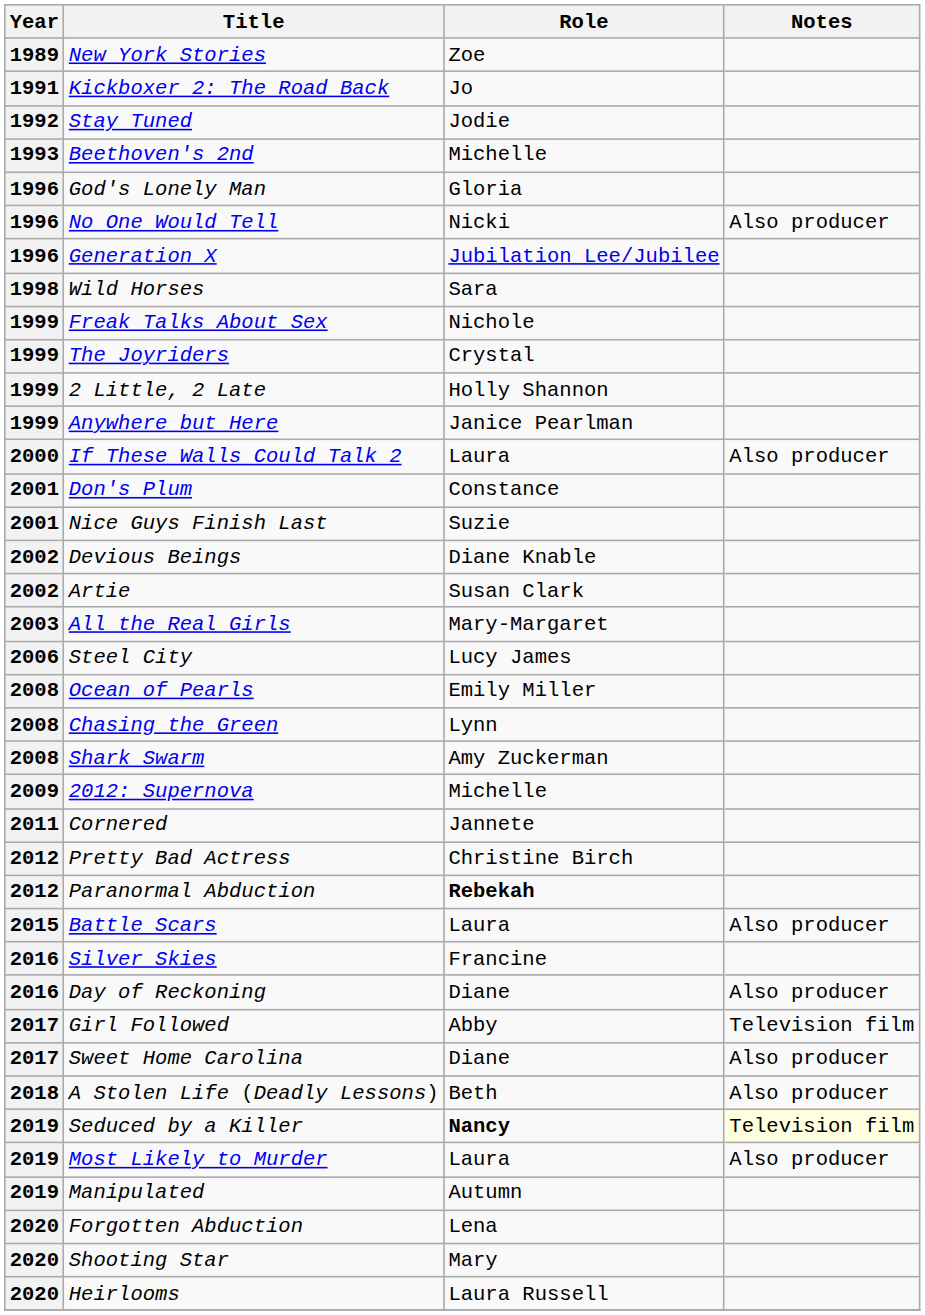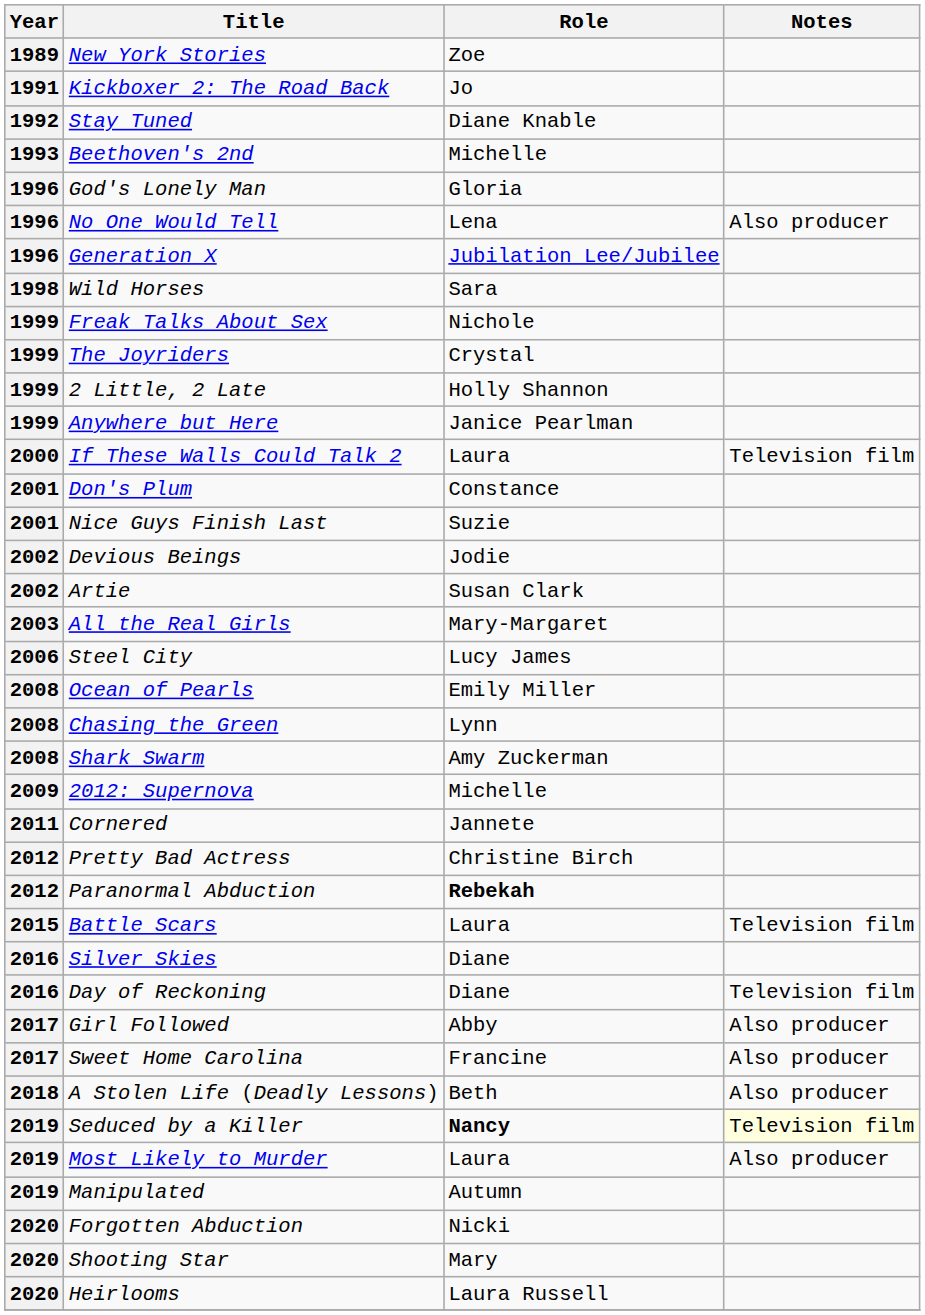(479, 122) Jodie -> (522, 122) Diane Knable
(479, 222) Nicki -> (473, 222) Lena
(809, 457) Also producer -> (822, 457) Television film
(522, 557) Diane Knable -> (479, 557) Jodie
(809, 925) Also producer -> (822, 925) Television film
(498, 959) Francine -> (479, 959) Diane
(809, 992) Also producer -> (822, 992) Television film
(822, 1026) Television film -> (809, 1026) Also producer
(479, 1059) Diane -> (498, 1059) Francine
(473, 1227) Lena -> (479, 1227) Nicki
